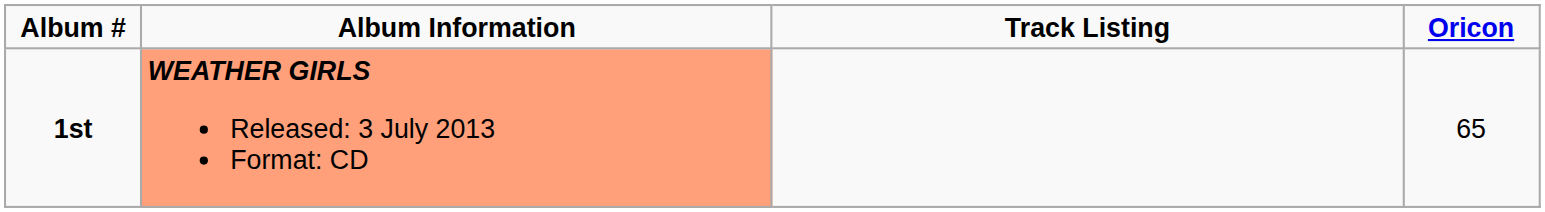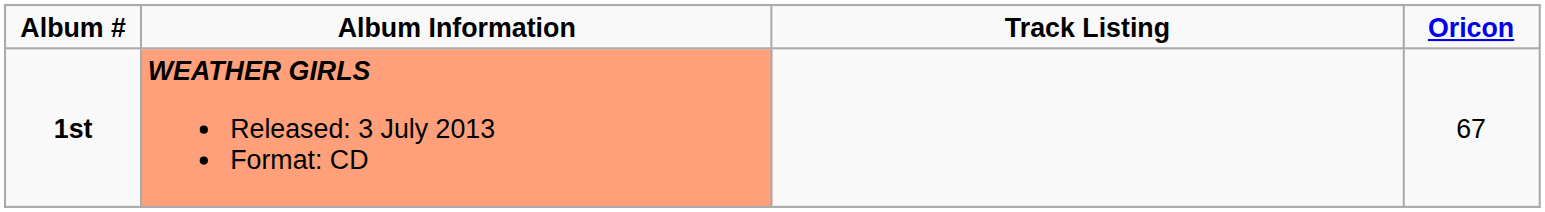(1471, 128) 65 -> (1471, 128) 67
